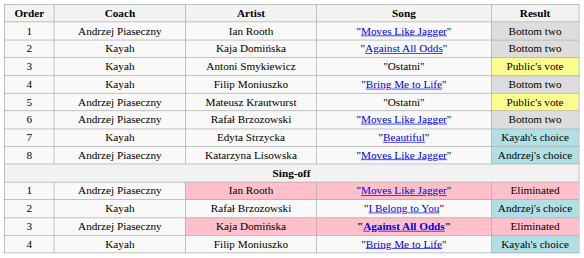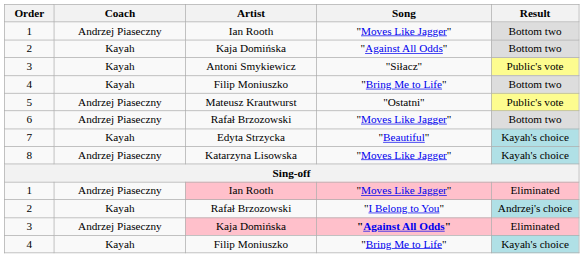(404, 66) "Ostatni" -> (404, 66) "Siłacz"
(535, 155) Andrzej's choice -> (535, 155) Kayah's choice
